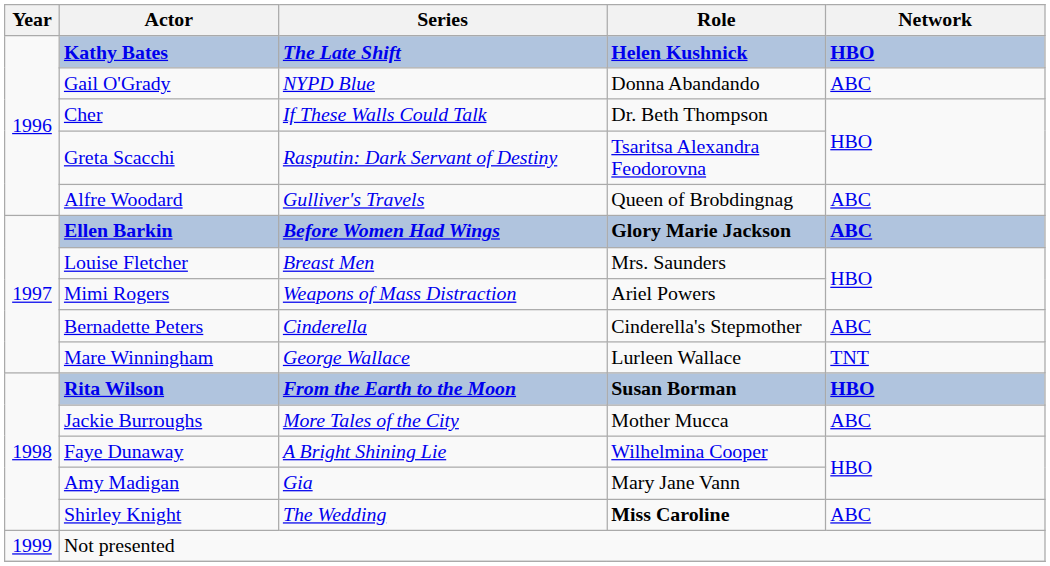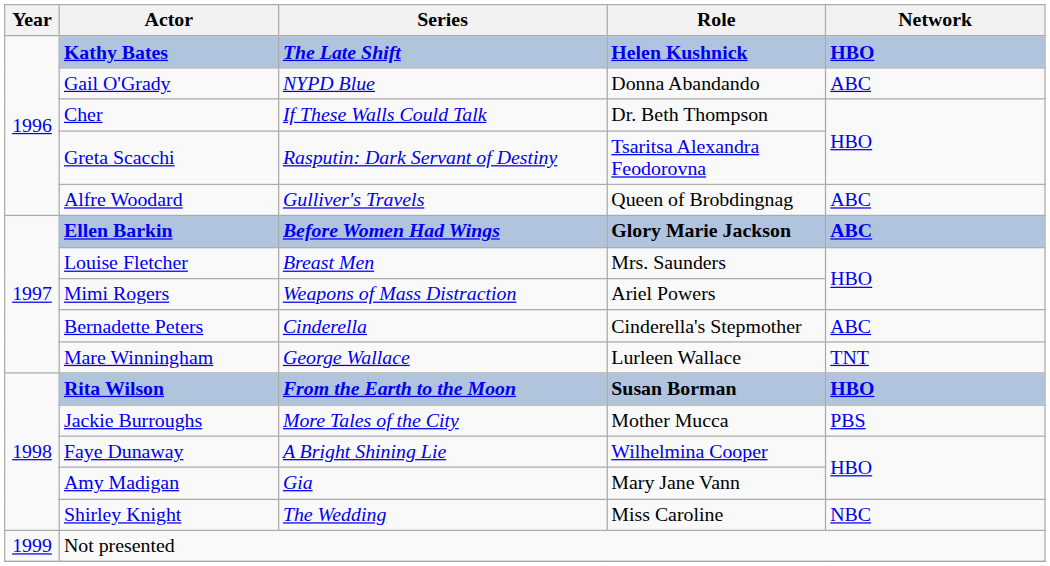(851, 420) ABC -> (848, 420) PBS
(670, 514) bold -> (667, 514) normal
(851, 514) ABC -> (851, 514) NBC
